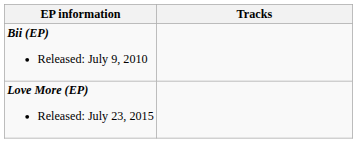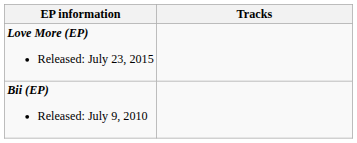rows swapped: (80, 46) <-> (80, 104)
